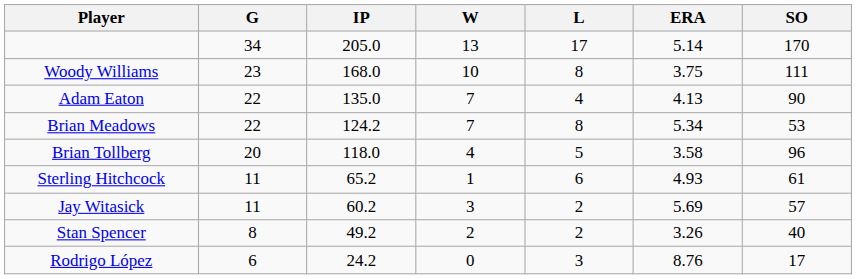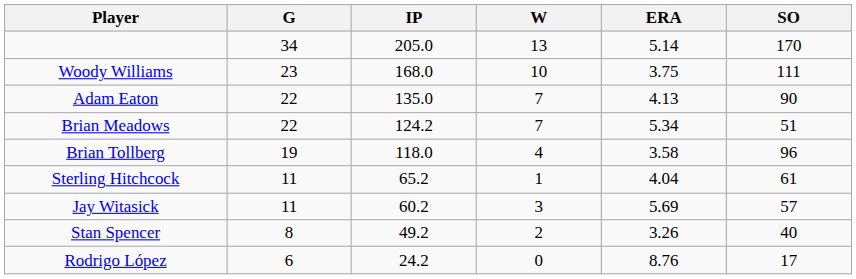- column: (579, 17)
(797, 125) 53 -> (789, 125) 51
(252, 152) 20 -> (289, 152) 19
(688, 179) 4.93 -> (664, 179) 4.04
